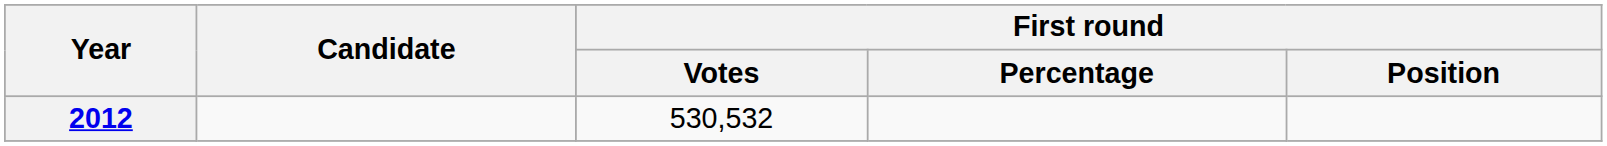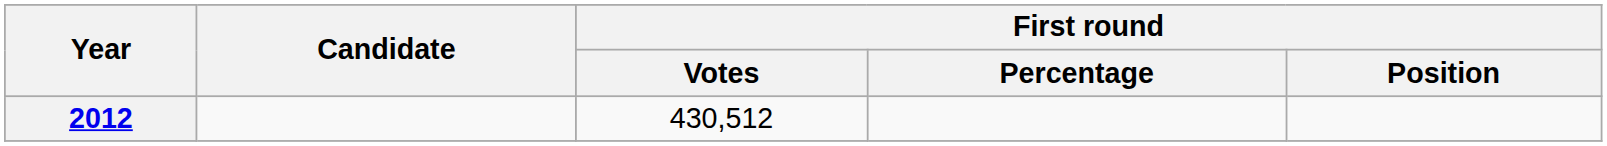(722, 118) 530,532 -> (722, 118) 430,512
